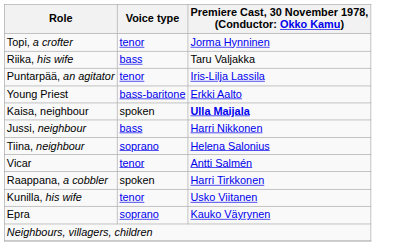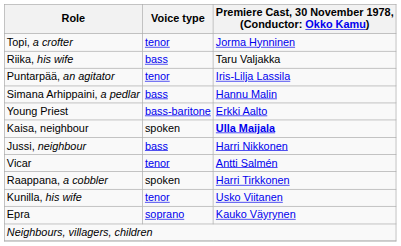+ row: (73, 94)
- row: (46, 146)
